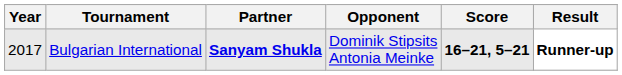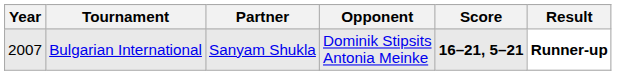(25, 50) 2017 -> (25, 50) 2007
(265, 50) bold -> (262, 50) normal
